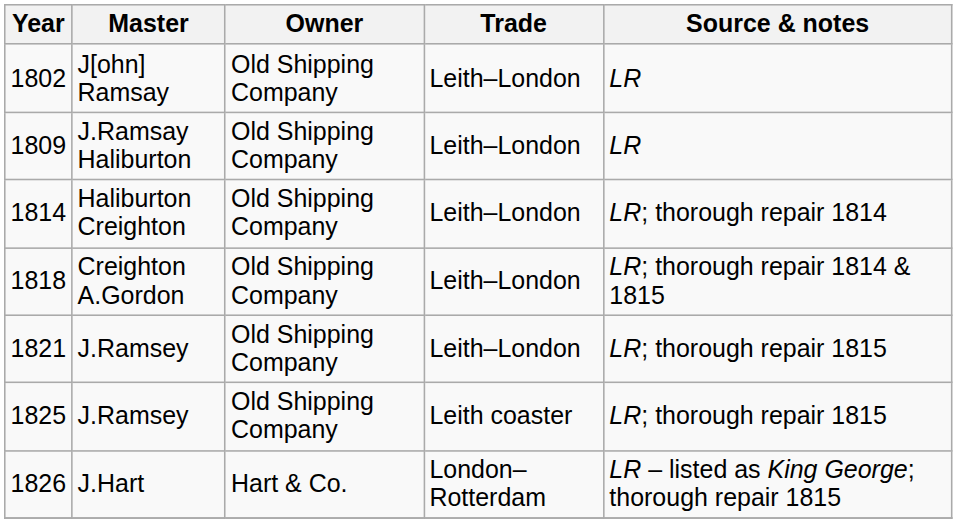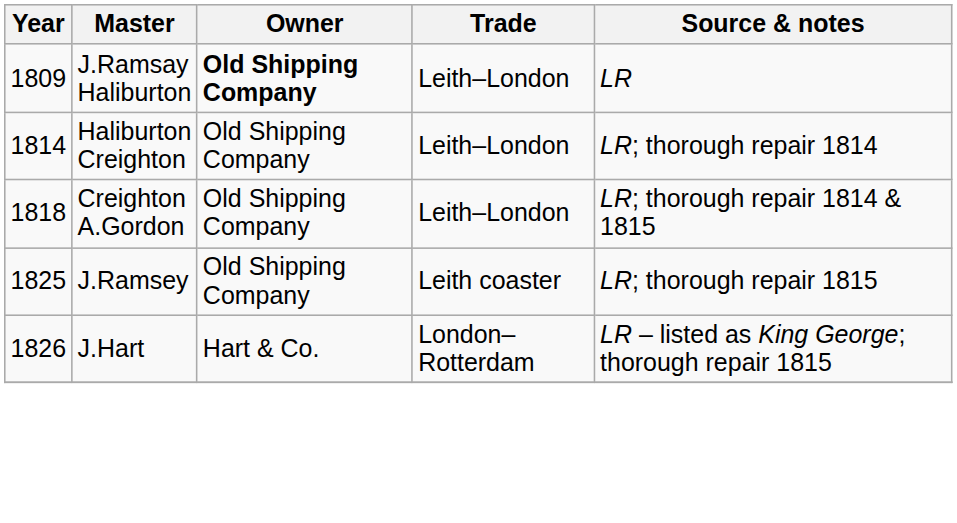- row: (38, 77)
(302, 145) normal -> (280, 77) bold
- row: (38, 348)
